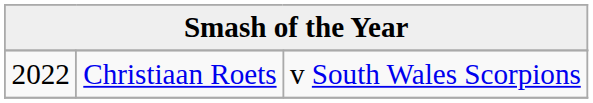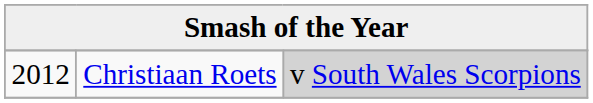(41, 73) 2022 -> (41, 73) 2012
(435, 73) no background -> (435, 73) lightgrey background
